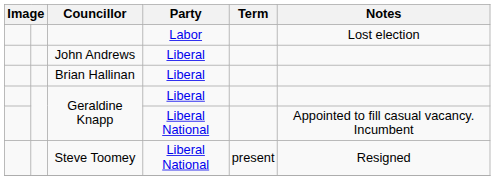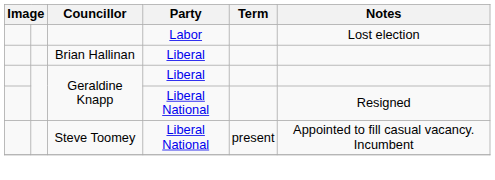- row: (95, 55)
(384, 123) Appointed to fill casual vacancy. Incumbent -> (384, 103) Resigned
(384, 158) Resigned -> (384, 137) Appointed to fill casual vacancy. Incumbent
